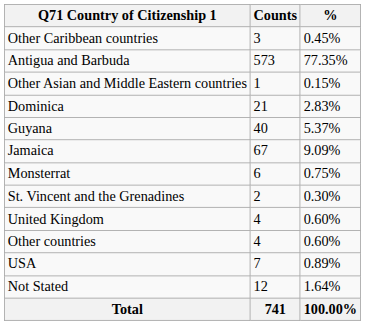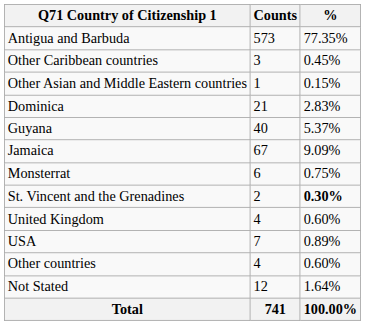rows swapped: (69, 60) <-> (83, 38)
(322, 196) normal -> (323, 196) bold
rows swapped: (22, 264) <-> (52, 241)
